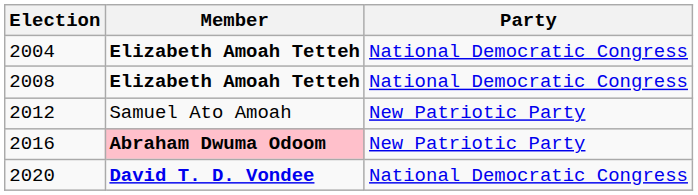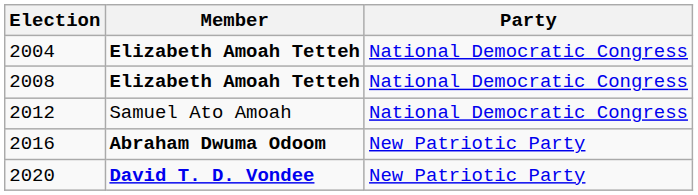(477, 113) New Patriotic Party -> (529, 113) National Democratic Congress
(218, 144) pink background -> (218, 144) no background
(529, 175) National Democratic Congress -> (477, 175) New Patriotic Party
